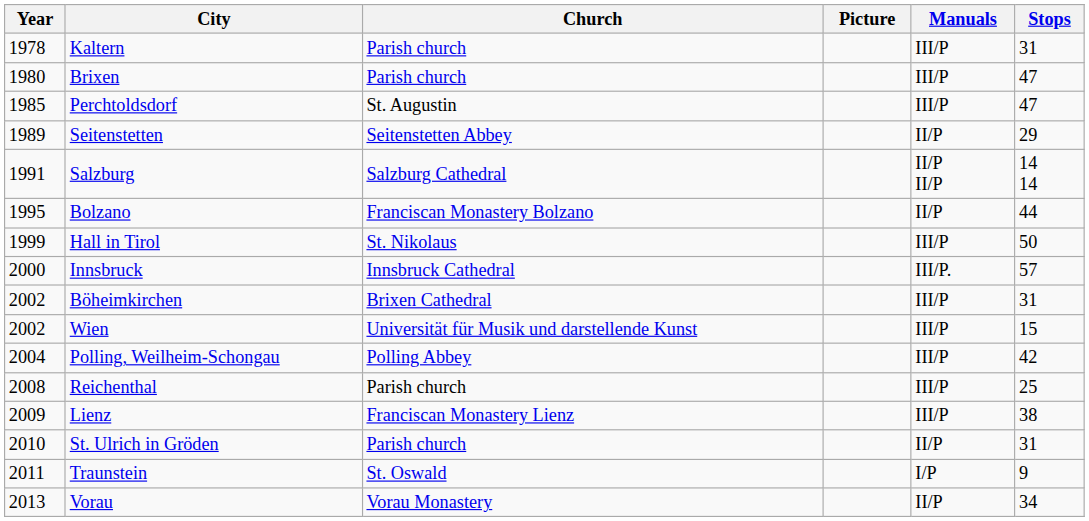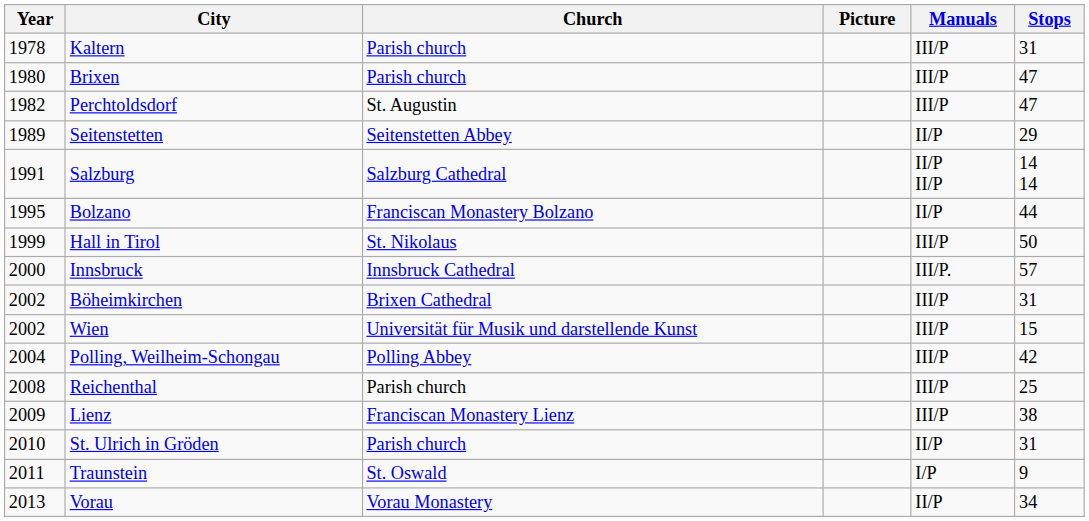(27, 105) 1985 -> (27, 105) 1982
